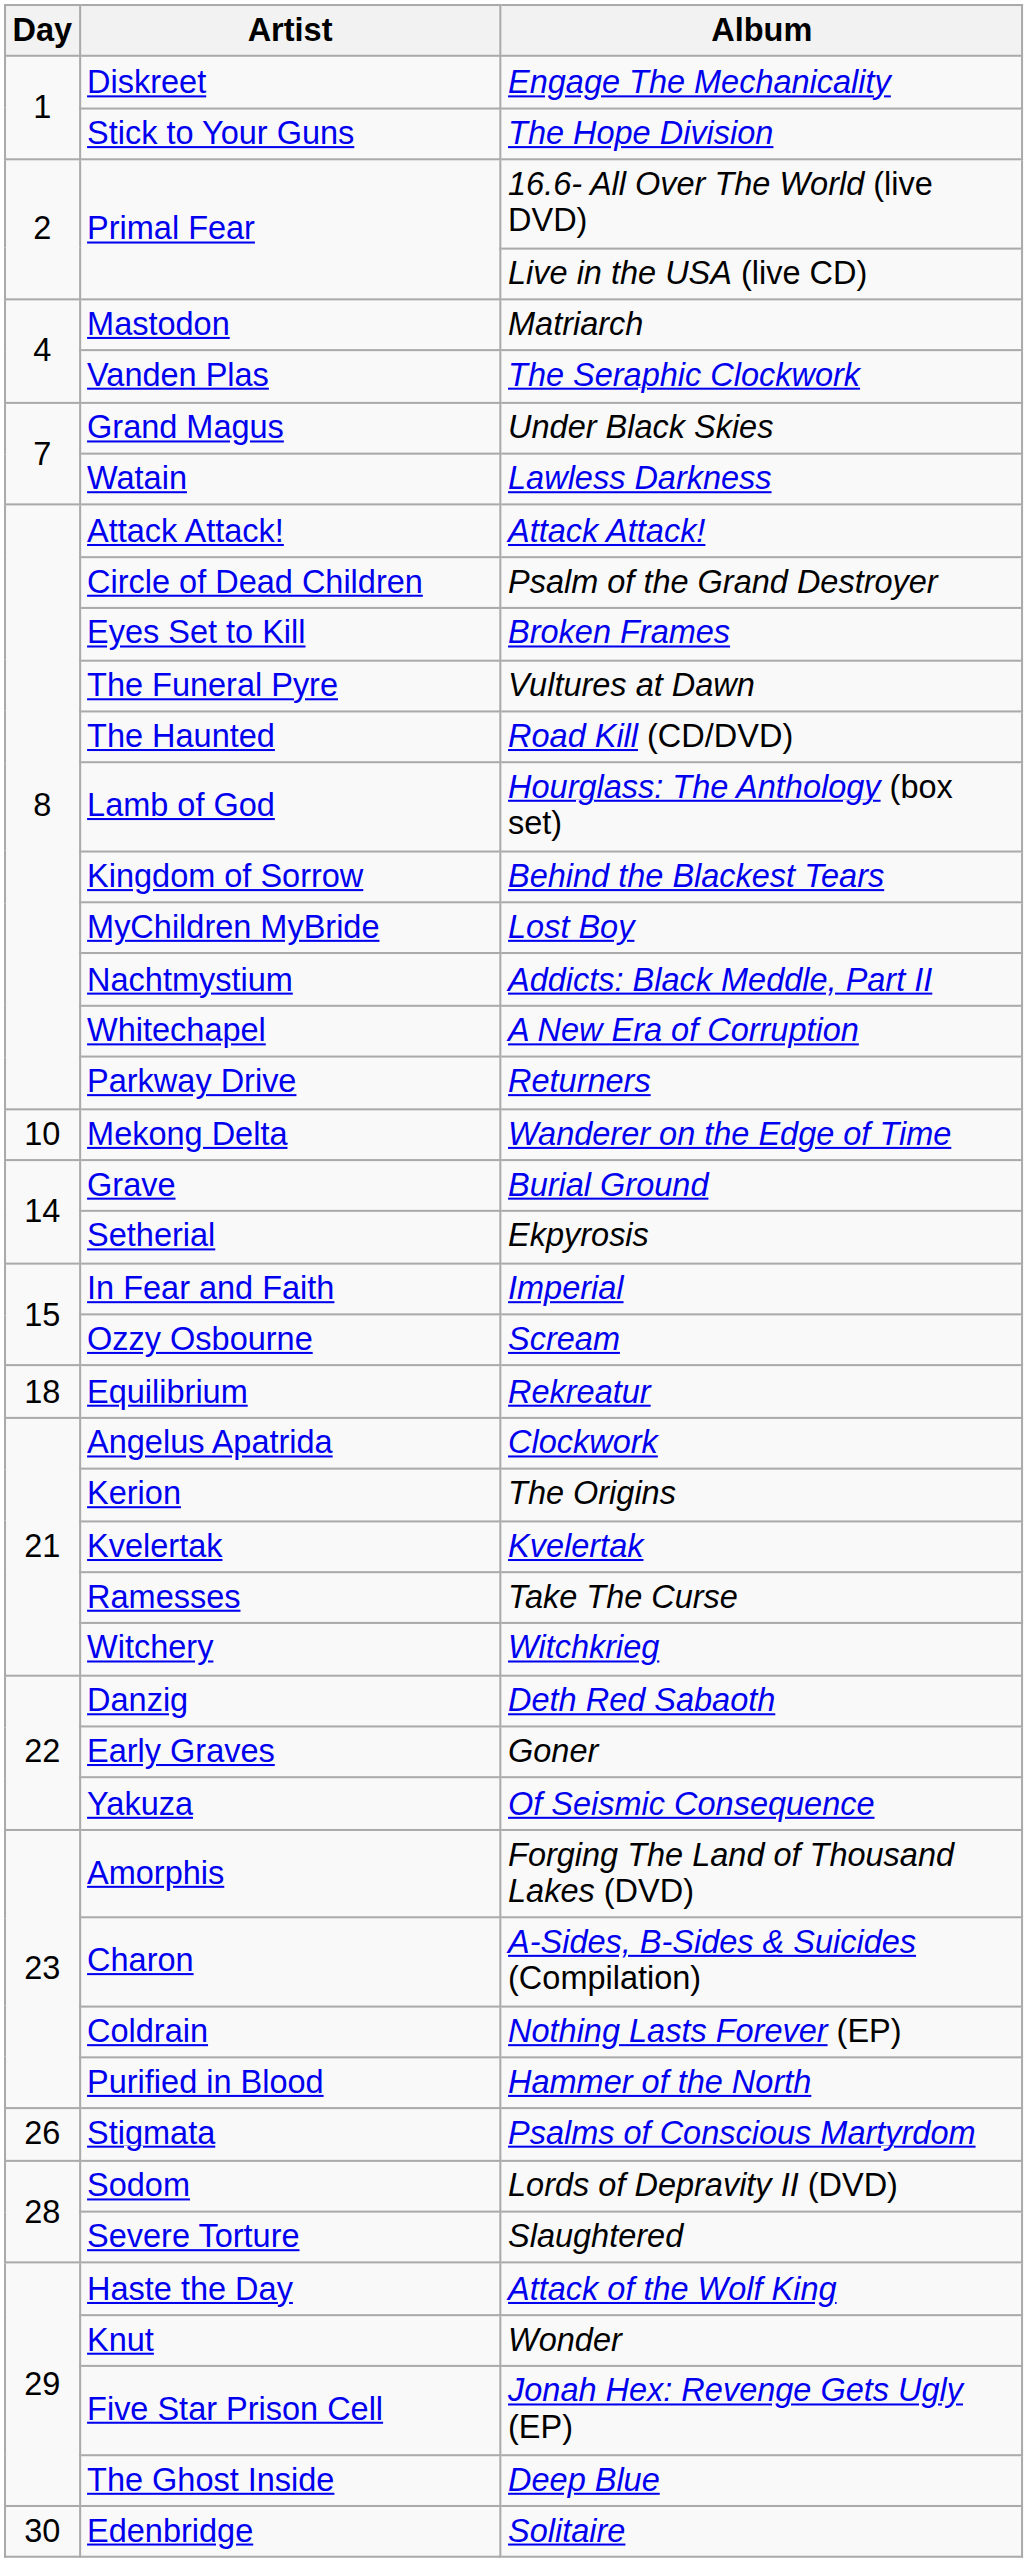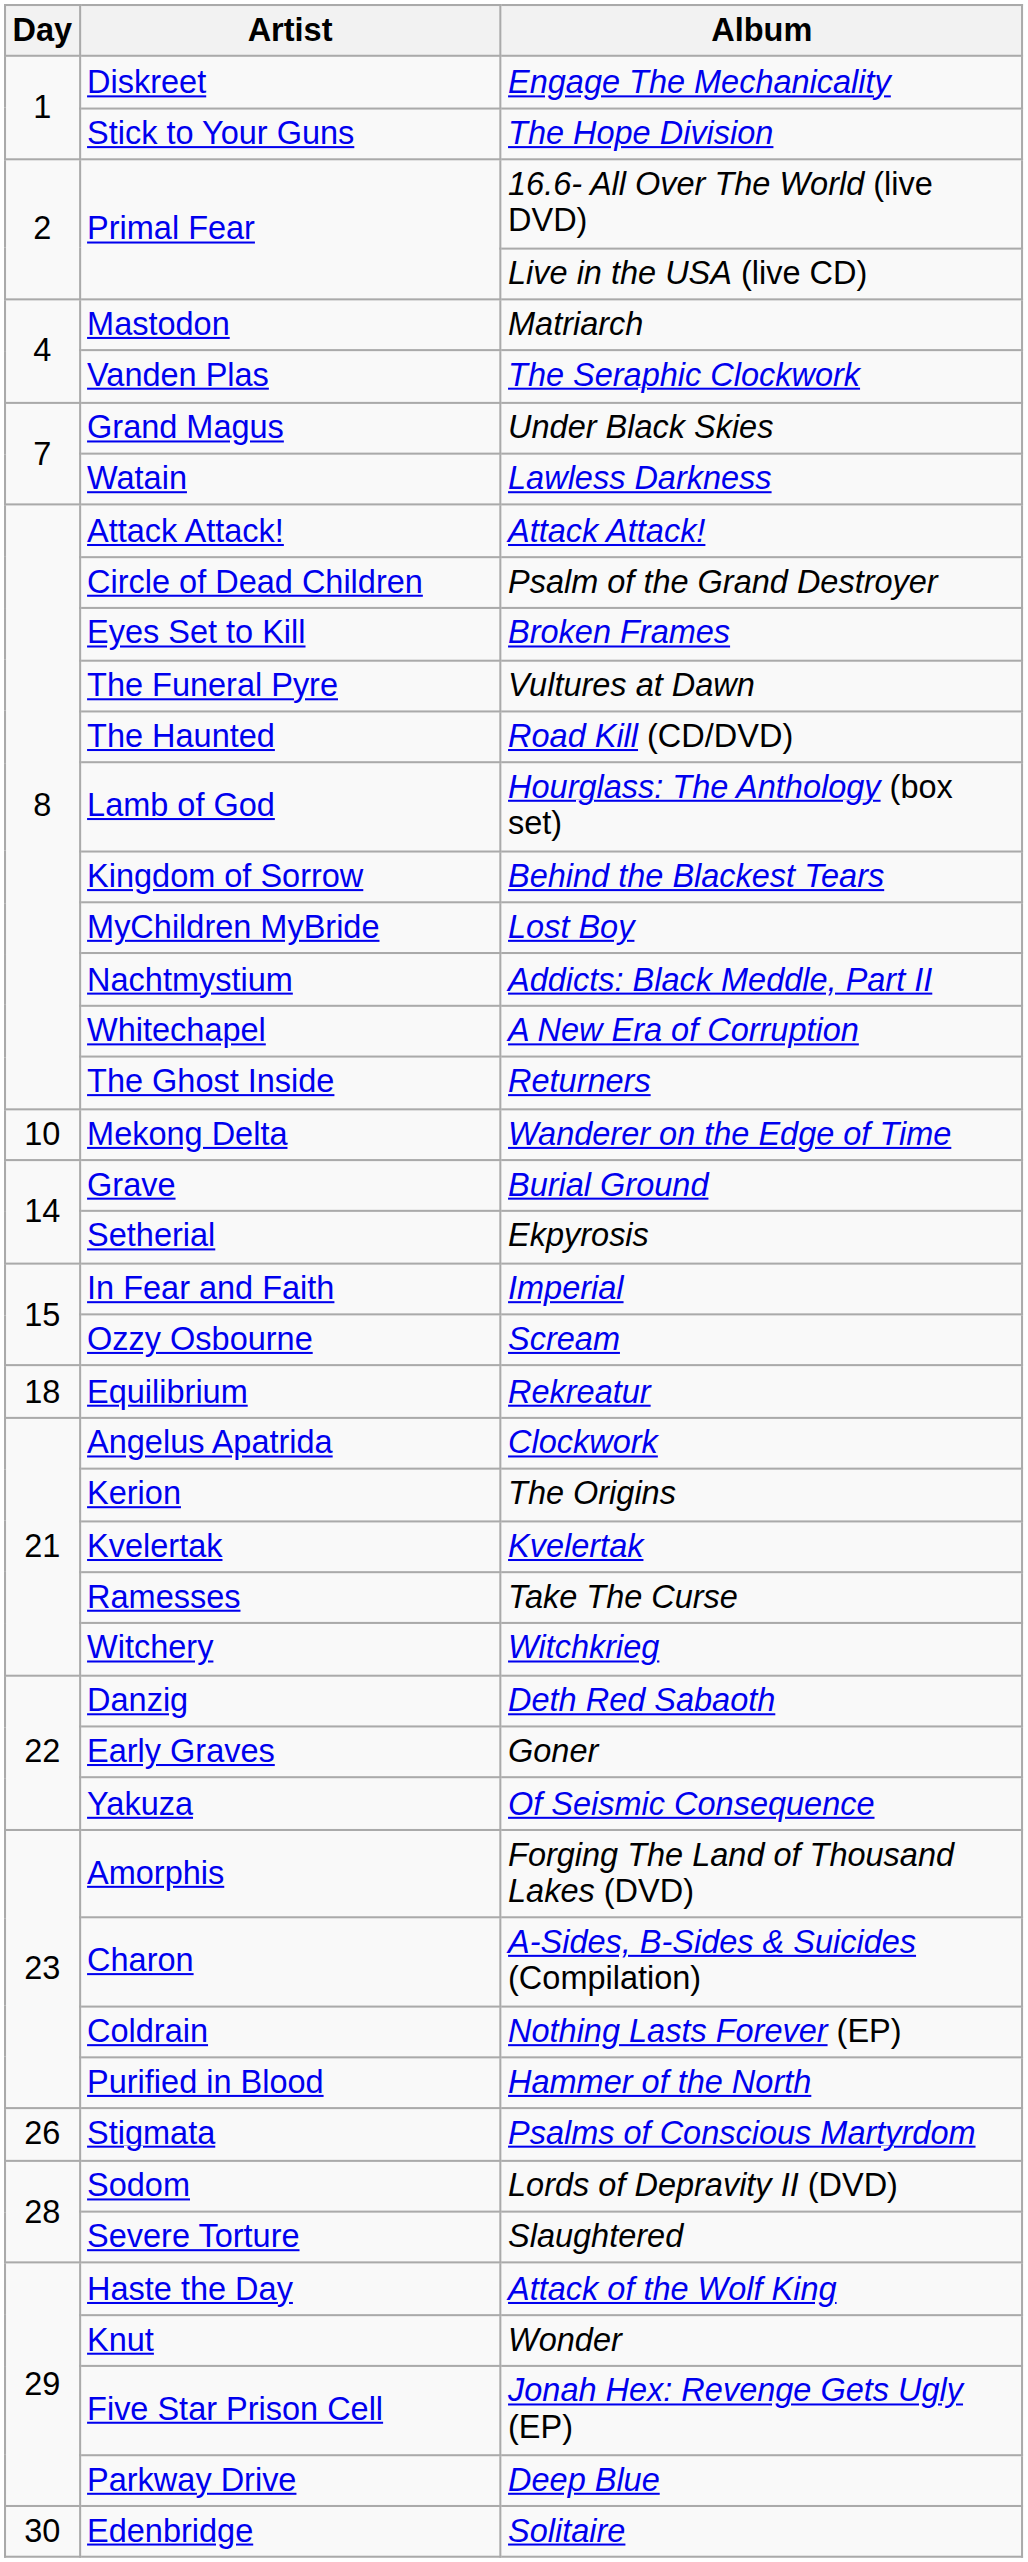(192, 1082) Parkway Drive -> (211, 1082) The Ghost Inside
(211, 2479) The Ghost Inside -> (192, 2479) Parkway Drive
